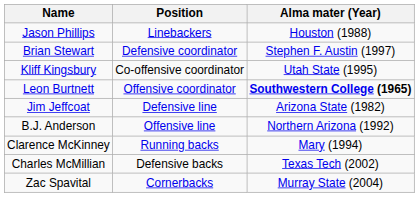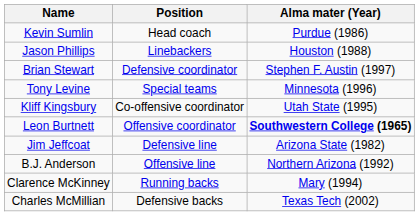+ row: (58, 32)
+ row: (58, 88)
- row: (58, 182)
